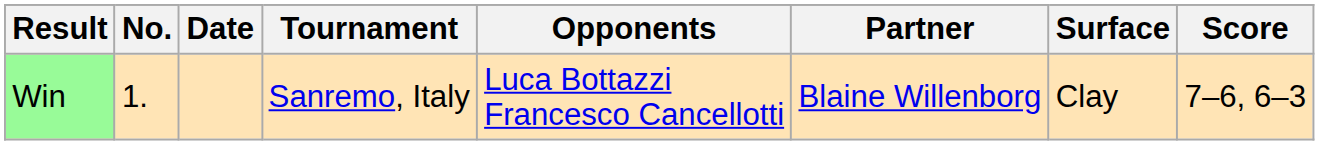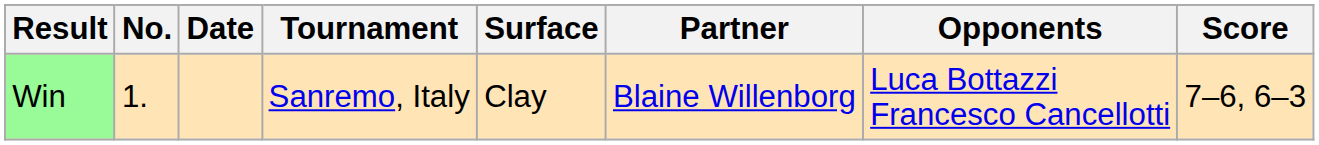columns swapped: (1113, 29) <-> (634, 29)
